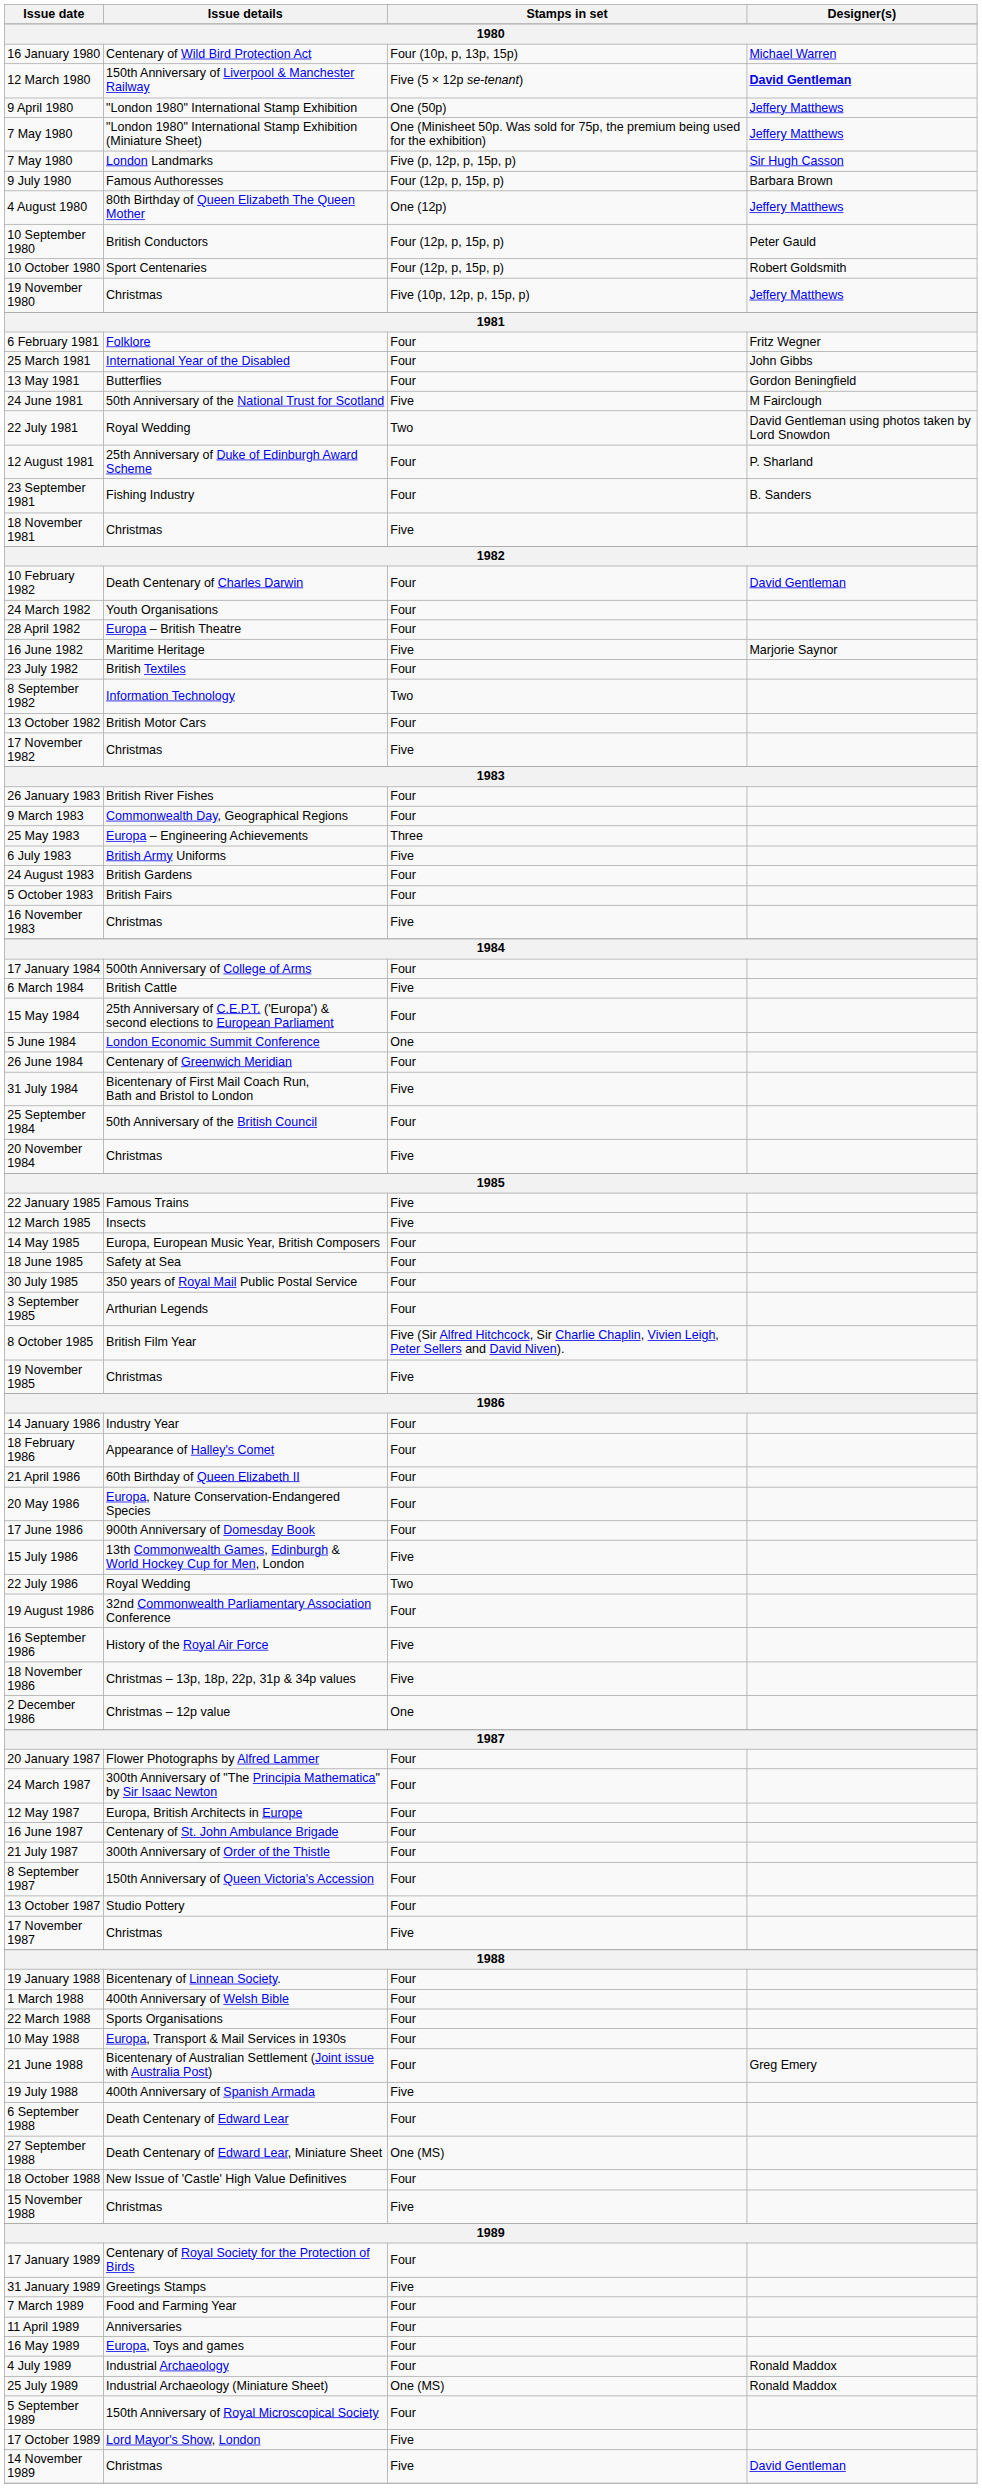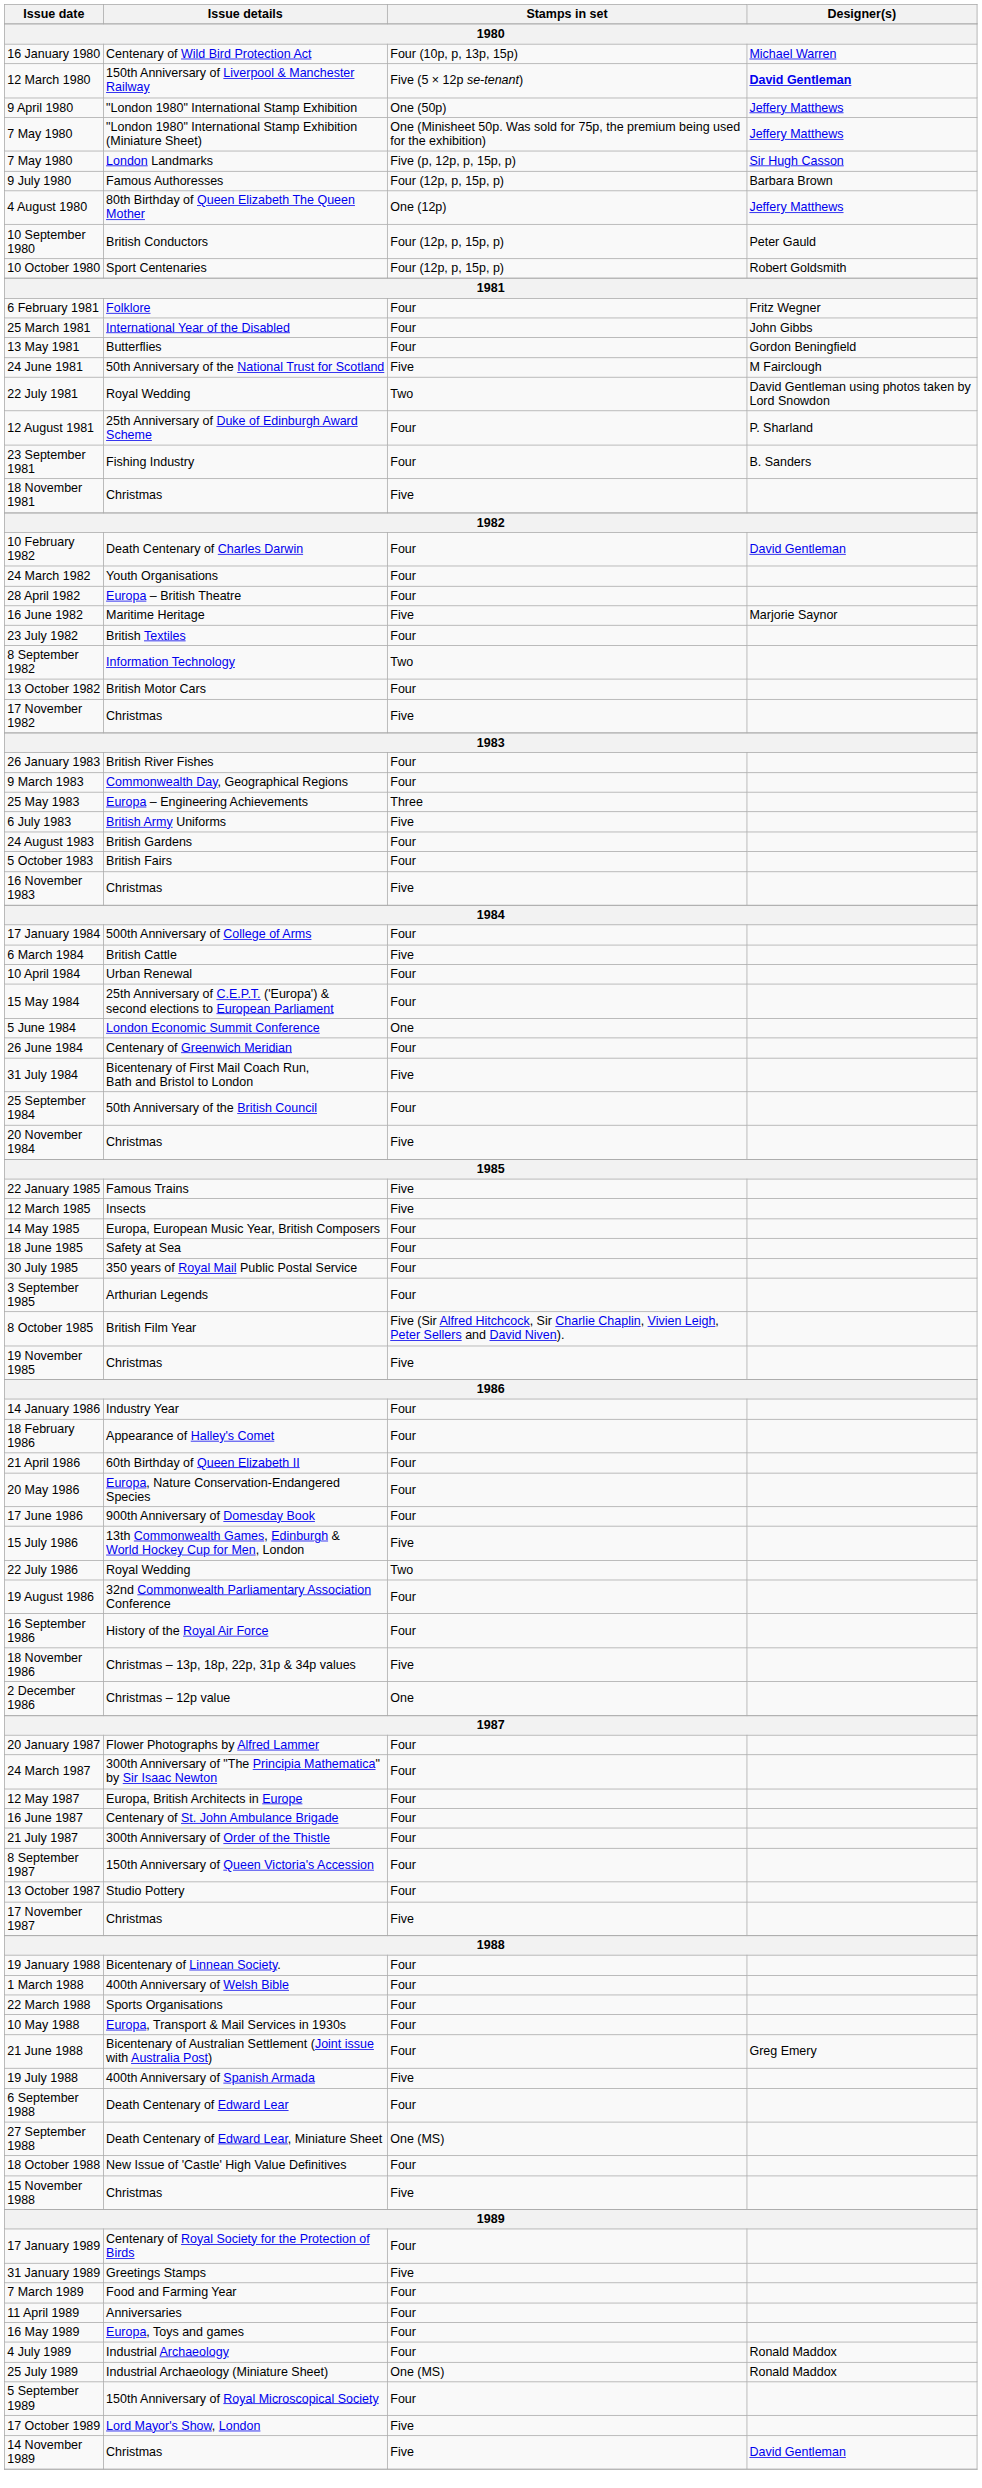- row: (45, 295)
+ row: (44, 974)
(402, 1644) Five -> (403, 1630) Four
